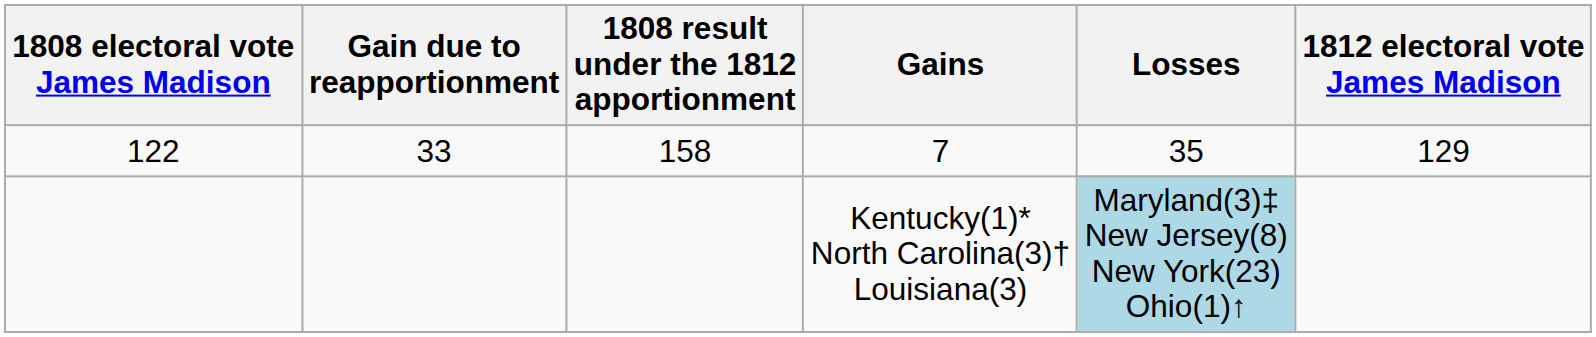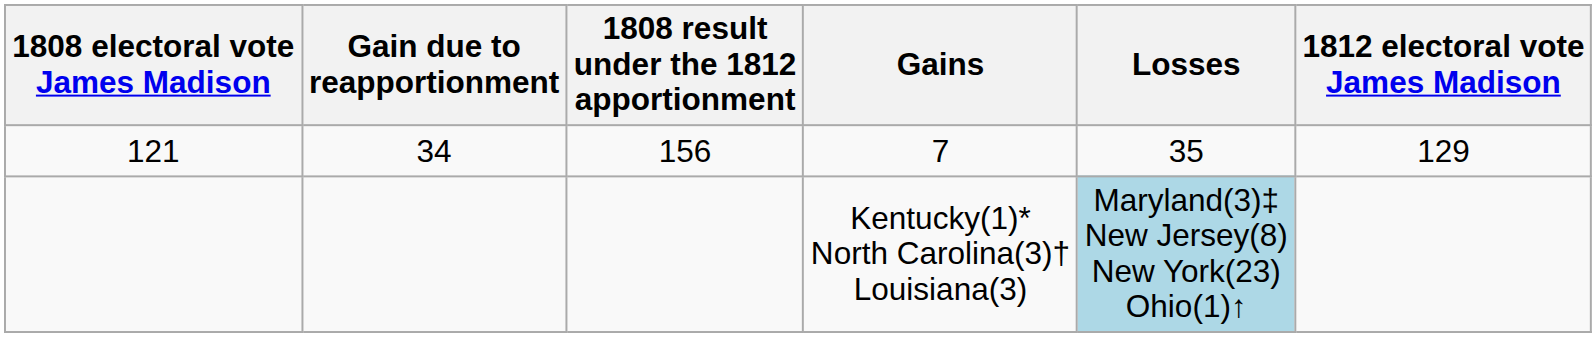(153, 150) 122 -> (153, 150) 121
(434, 150) 33 -> (434, 150) 34
(685, 150) 158 -> (685, 150) 156
